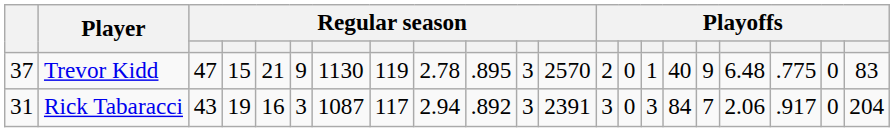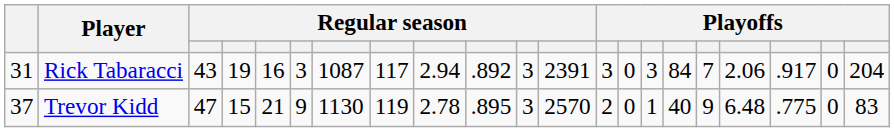rows swapped: (113, 107) <-> (101, 70)
